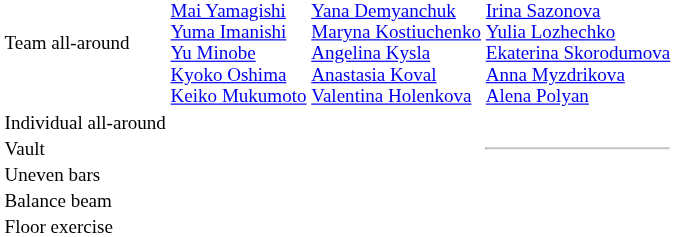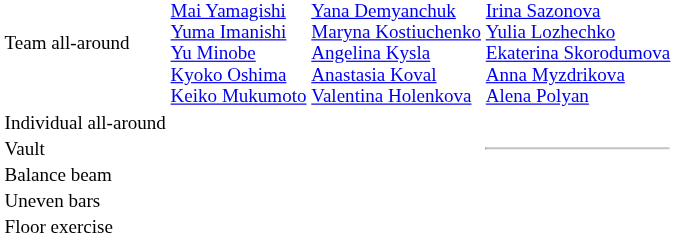rows swapped: (52, 174) <-> (58, 201)
